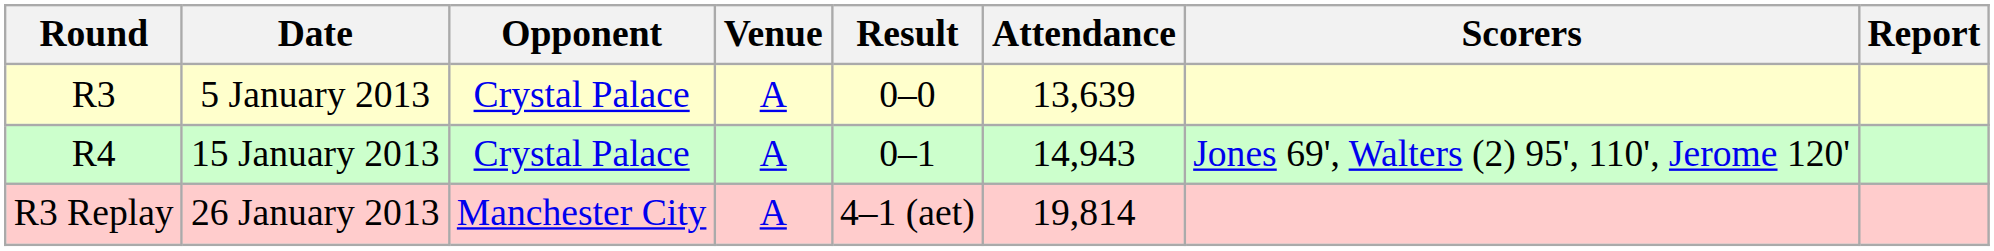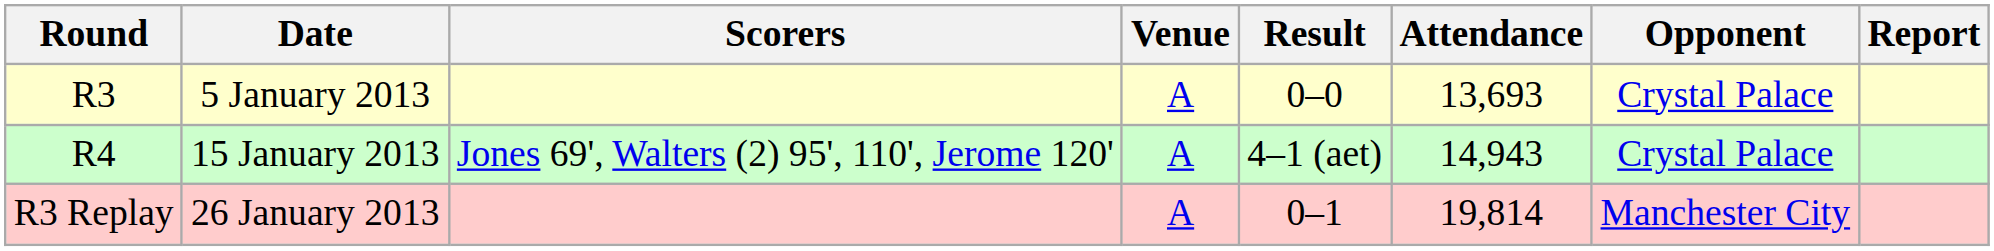columns swapped: (582, 34) <-> (1522, 34)
(1084, 93) 13,639 -> (1491, 93) 13,693
(907, 153) 0–1 -> (1315, 153) 4–1 (aet)
(907, 213) 4–1 (aet) -> (1315, 213) 0–1
